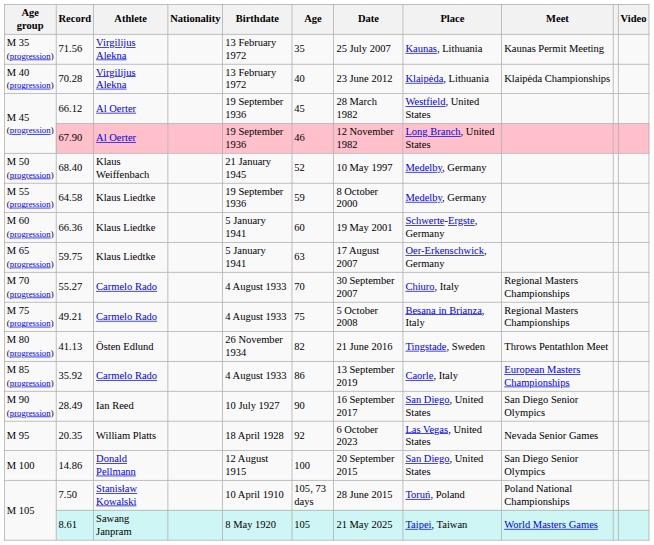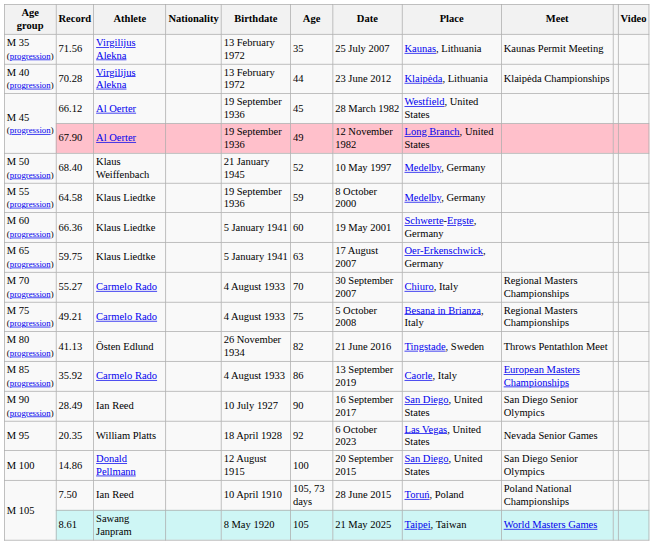(300, 79) 40 -> (298, 79) 44
(300, 138) 46 -> (298, 138) 49
(117, 495) Stanisław Kowalski -> (115, 495) Ian Reed
